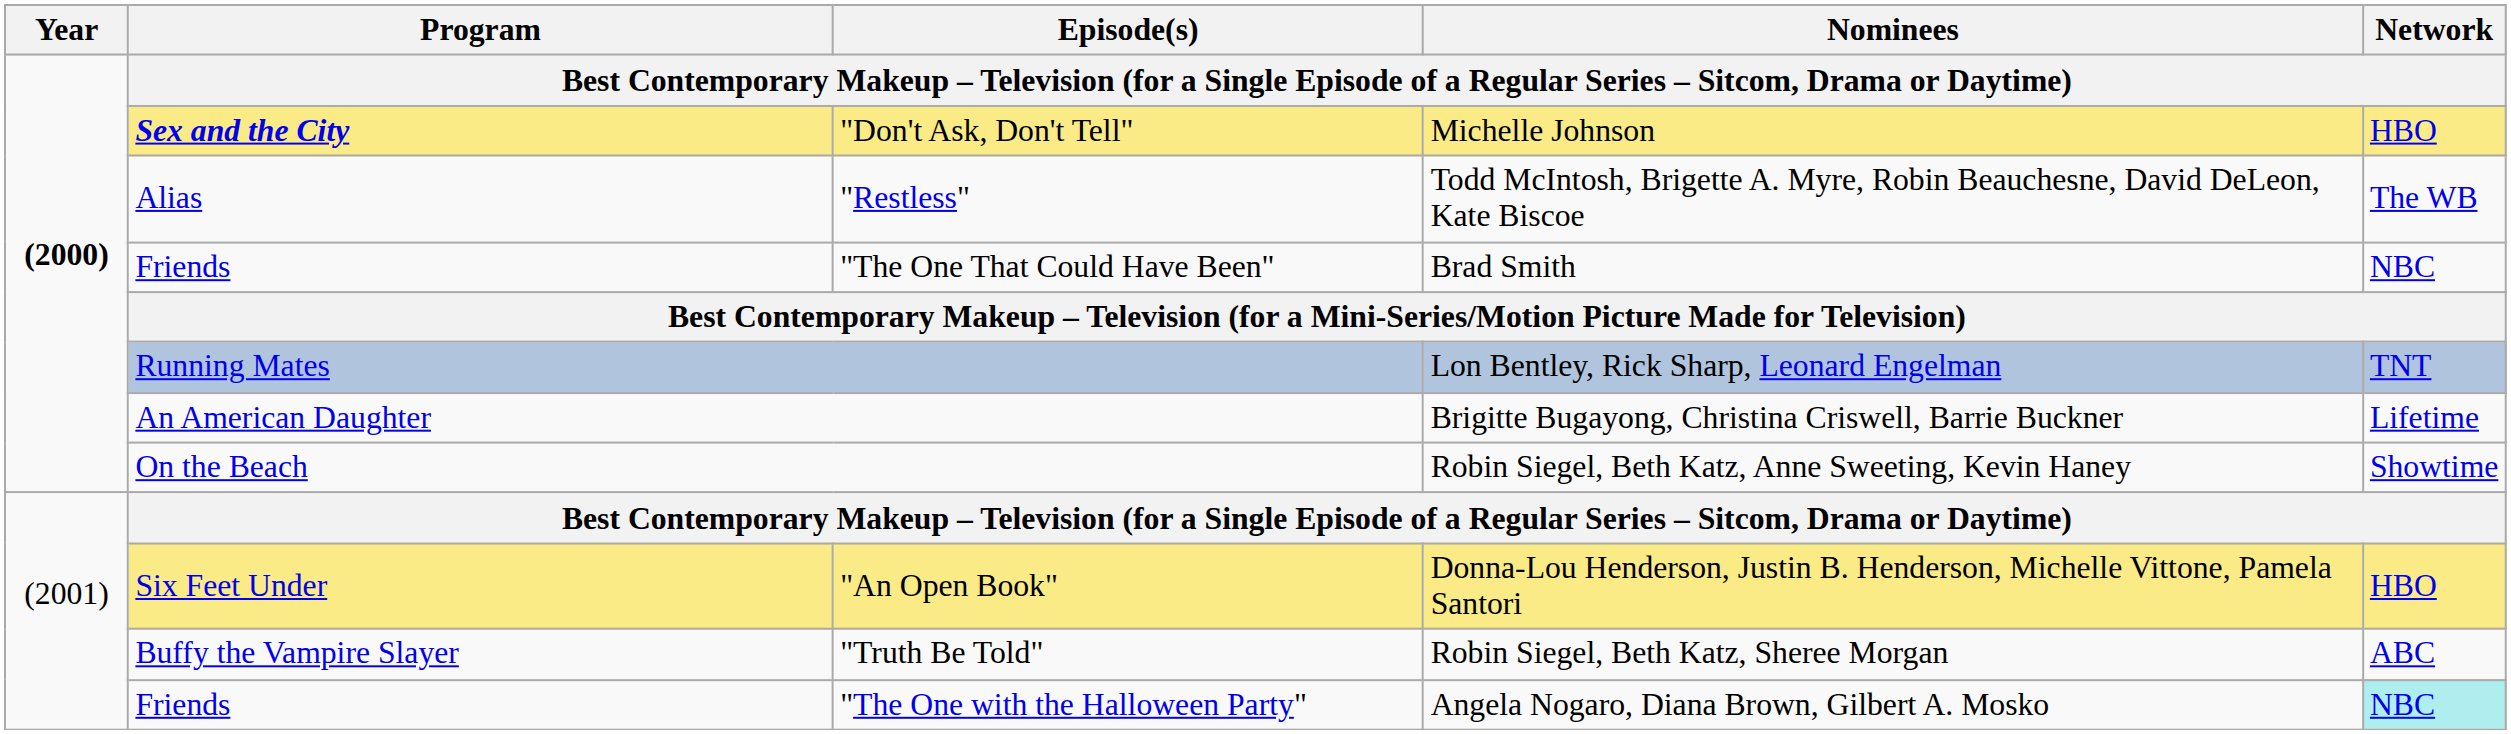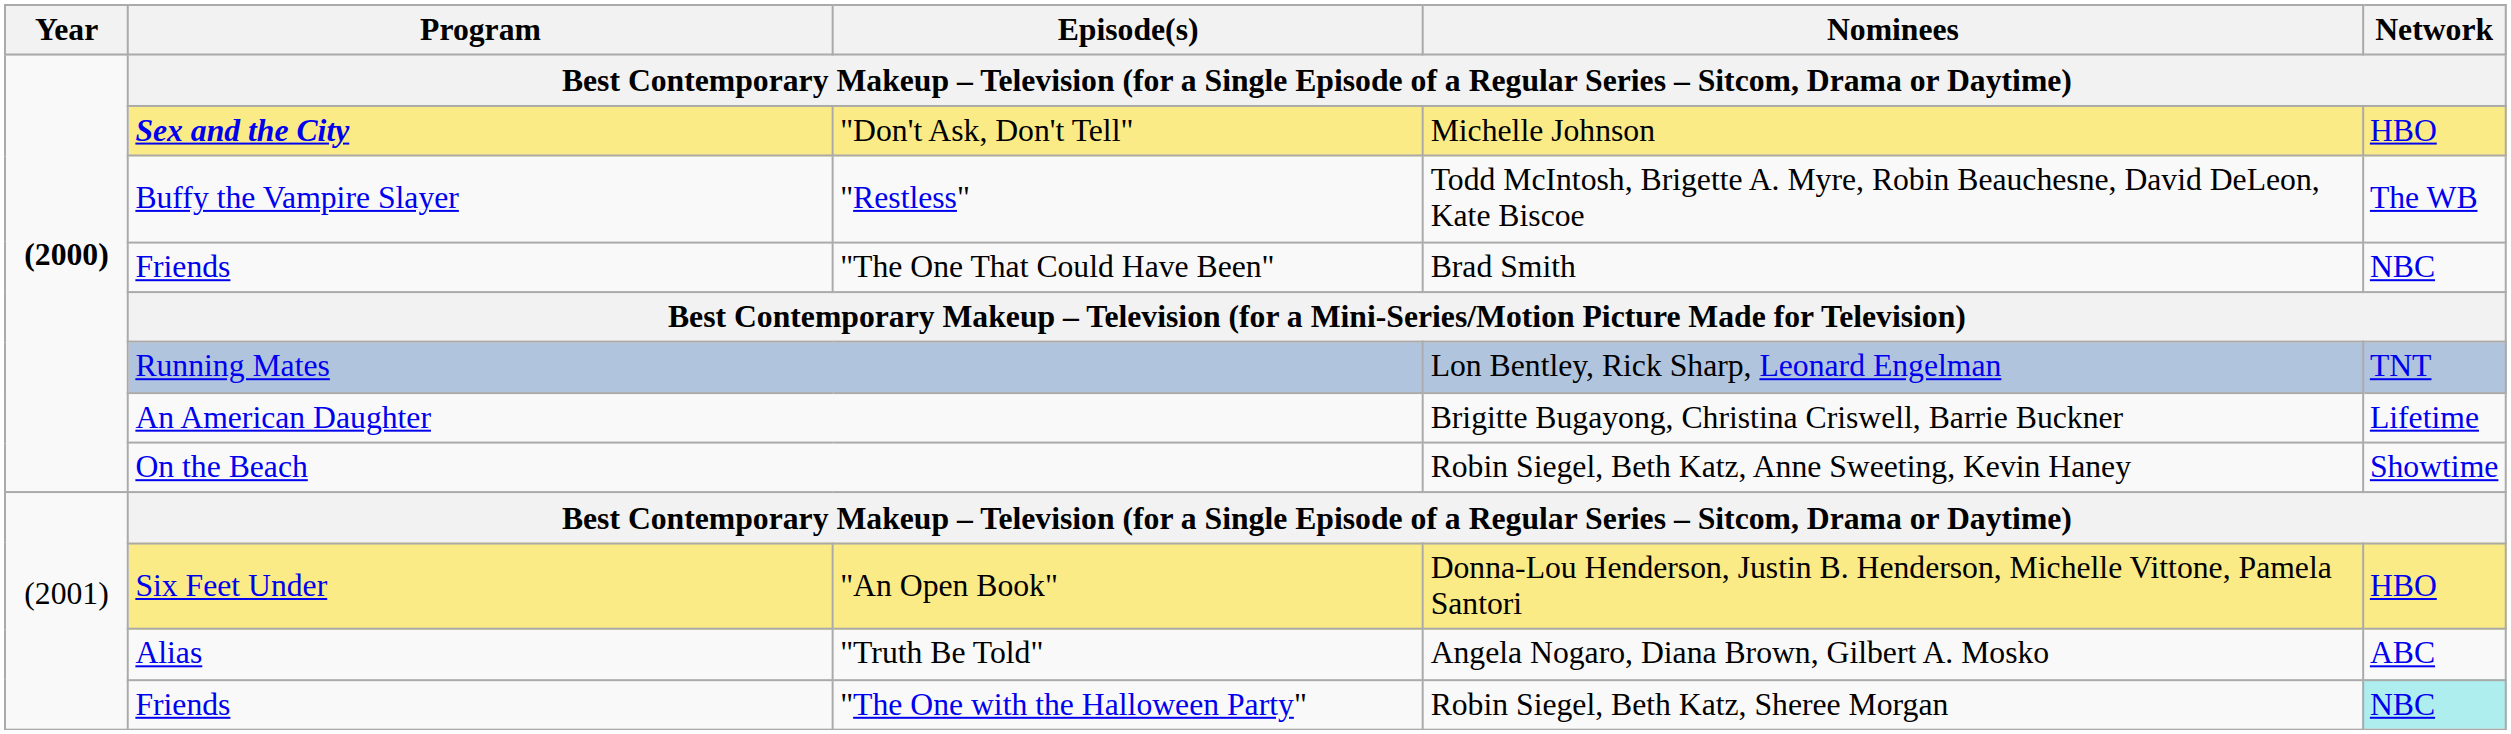(169, 198) Alias -> (297, 198) Buffy the Vampire Slayer
(297, 653) Buffy the Vampire Slayer -> (169, 653) Alias
(1689, 653) Robin Siegel, Beth Katz, Sheree Morgan -> (1740, 653) Angela Nogaro, Diana Brown, Gilbert A. Mosko
(1740, 703) Angela Nogaro, Diana Brown, Gilbert A. Mosko -> (1689, 703) Robin Siegel, Beth Katz, Sheree Morgan
